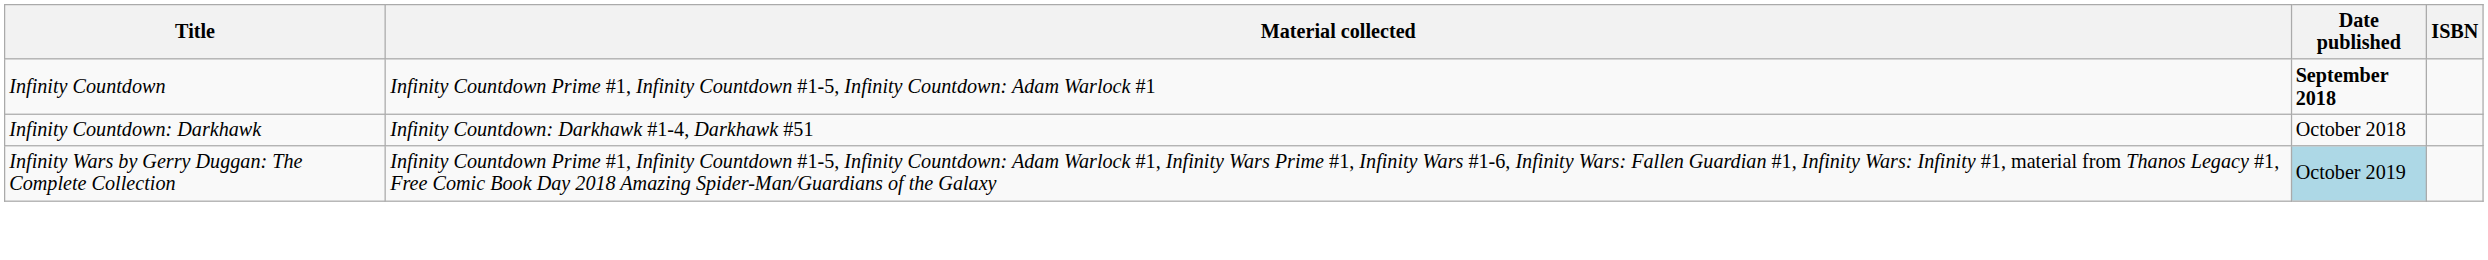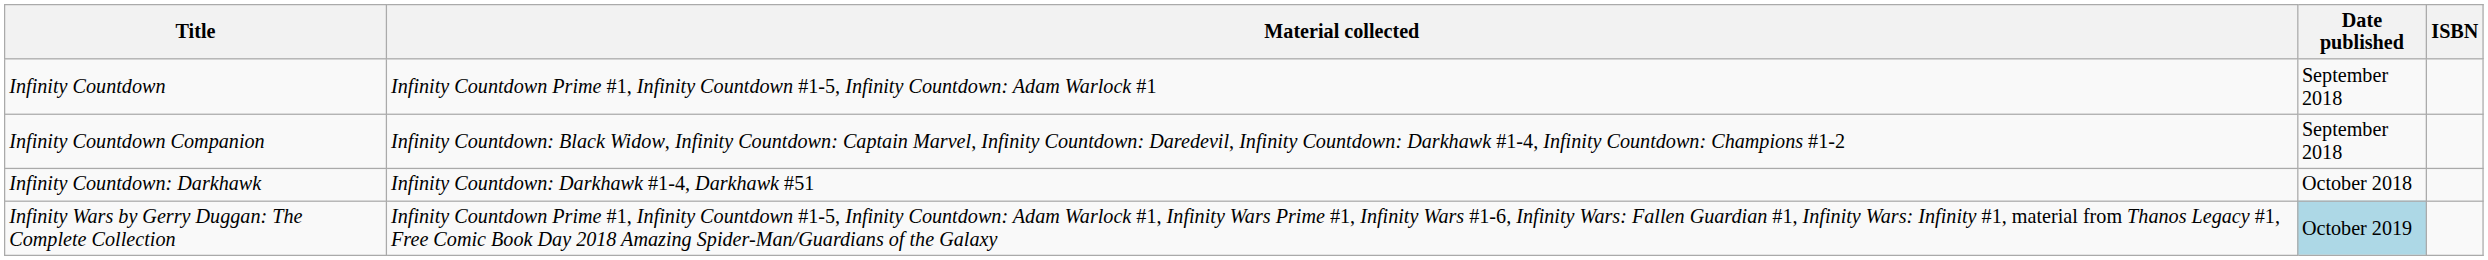(2342, 86) bold -> (2345, 86) normal
+ row: (137, 141)
